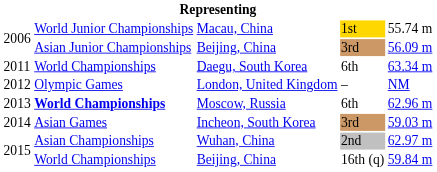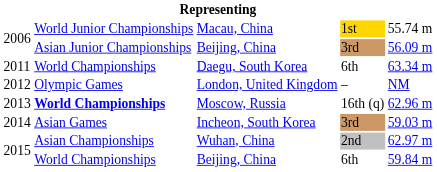(350, 103) 6th -> (363, 103) 16th (q)
(363, 159) 16th (q) -> (350, 159) 6th
